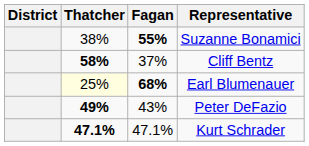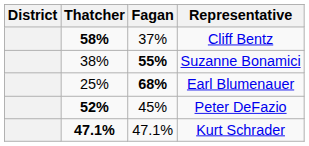rows swapped: (241, 38) <-> (241, 61)
(94, 84) lightyellow background -> (94, 84) no background
(94, 107) 49% -> (94, 107) 52%
(153, 107) 43% -> (153, 107) 45%
